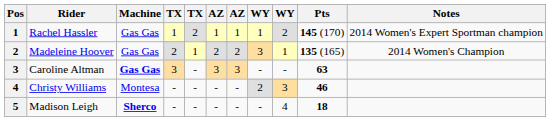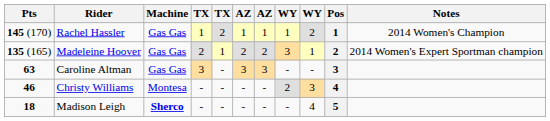columns swapped: (16, 13) <-> (322, 13)
(446, 32) 2014 Women's Expert Sportman champion -> (446, 32) 2014 Women's Champion
(446, 50) 2014 Women's Champion -> (446, 50) 2014 Women's Expert Sportman champion
(140, 69) bold -> (167, 69) normal
